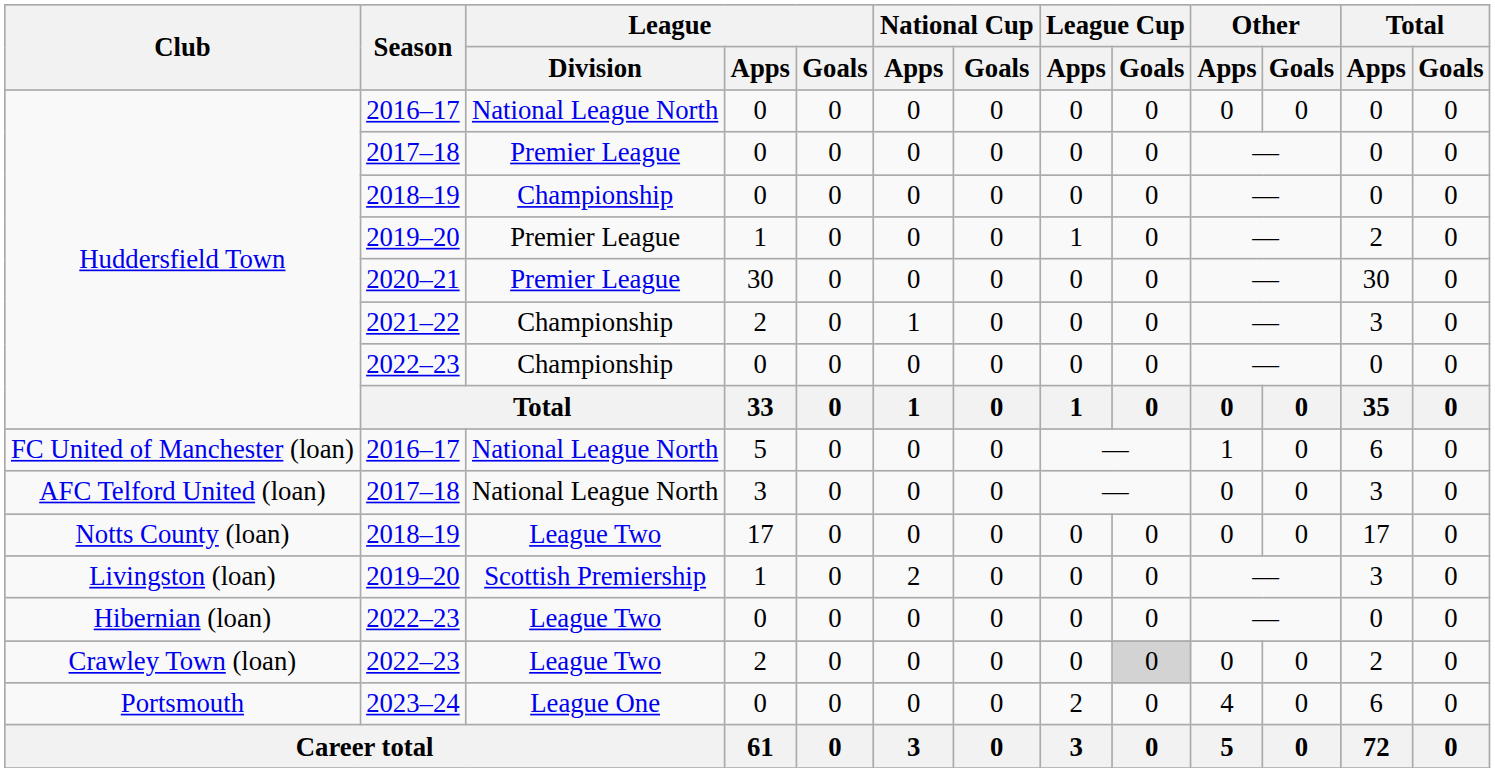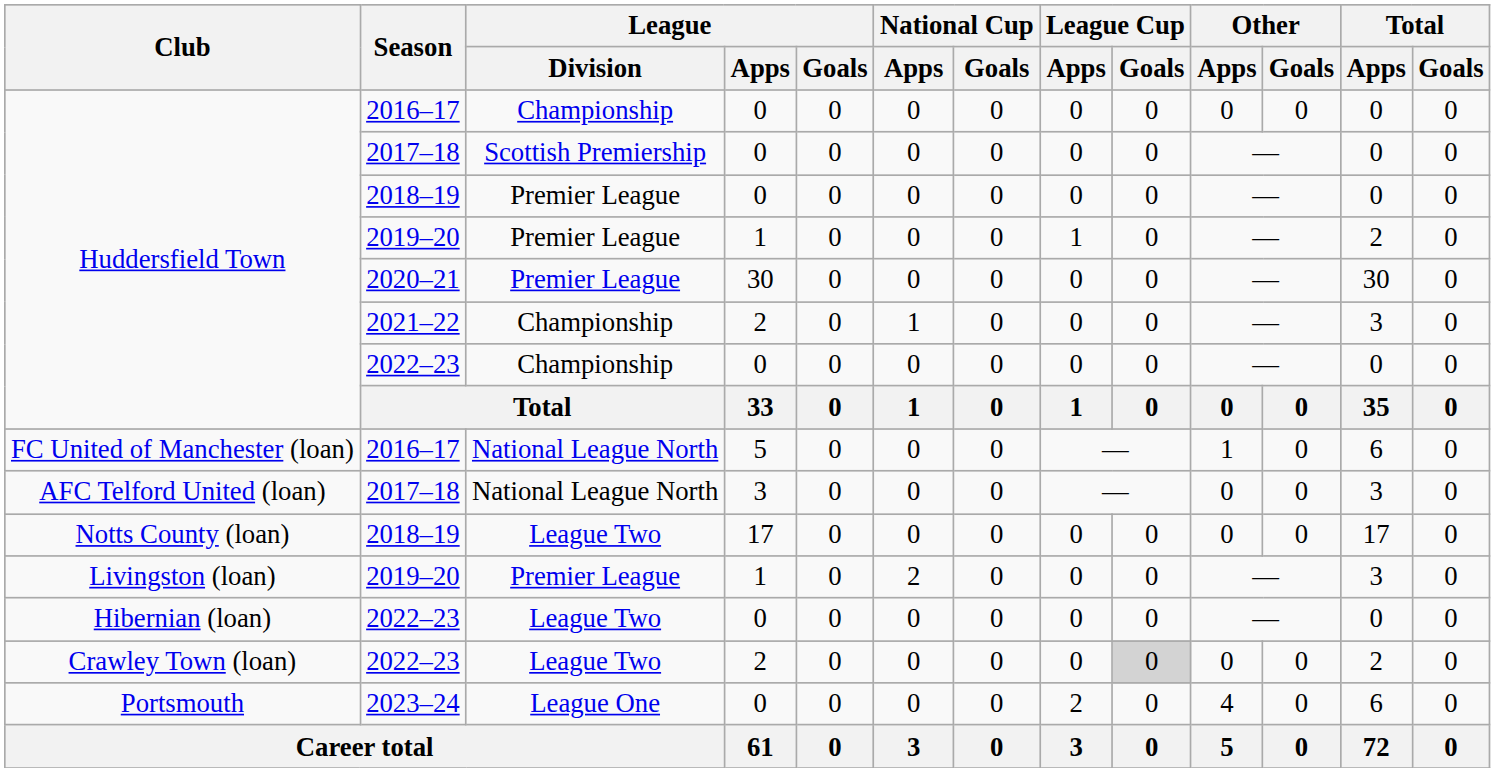(595, 110) National League North -> (595, 110) Championship
(595, 152) Premier League -> (595, 152) Scottish Premiership
(595, 195) Championship -> (595, 195) Premier League
(595, 576) Scottish Premiership -> (595, 576) Premier League
